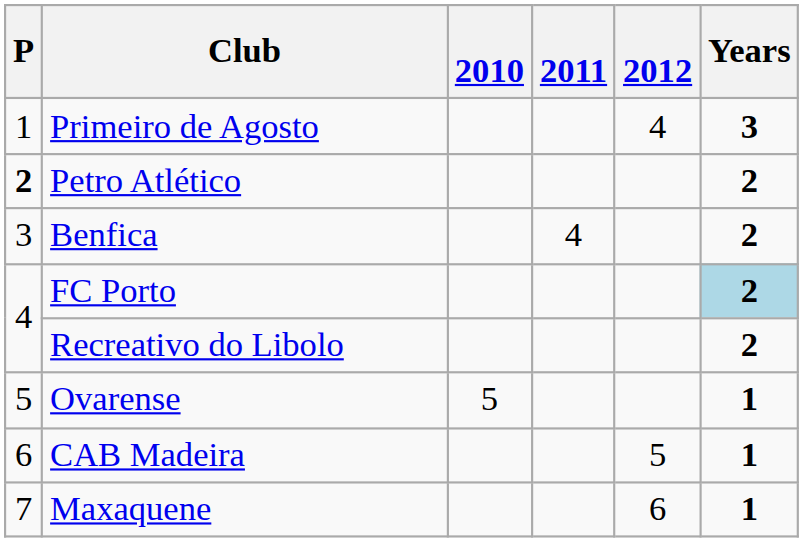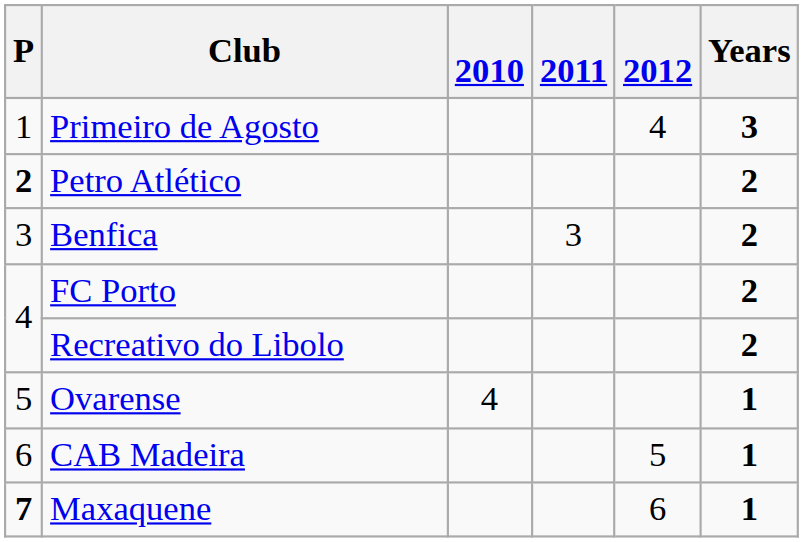(573, 235) 4 -> (573, 235) 3
(749, 290) lightblue background -> (749, 290) no background
(489, 399) 5 -> (489, 399) 4
(24, 509) normal -> (24, 509) bold
